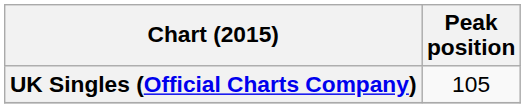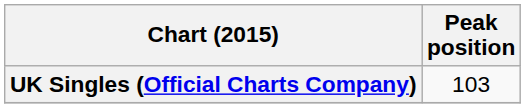(471, 84) 105 -> (471, 84) 103
